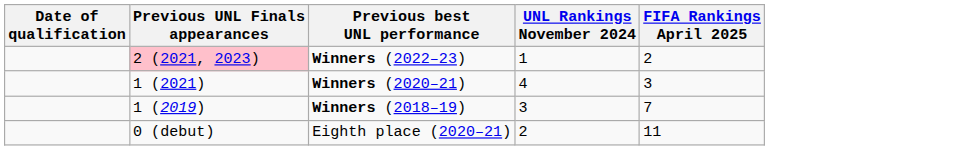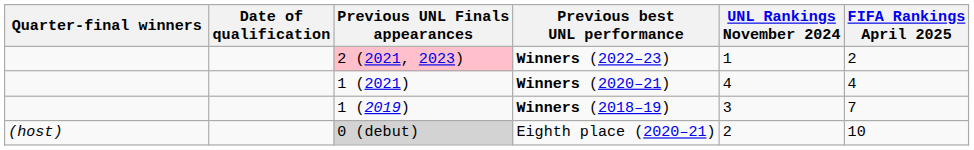+ column: (107, 26)
(648, 83) 3 -> (852, 83) 4
(174, 133) no background -> (378, 133) lightgrey background
(652, 133) 11 -> (857, 133) 10
